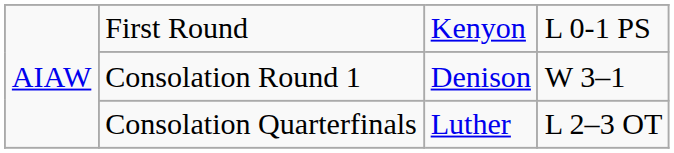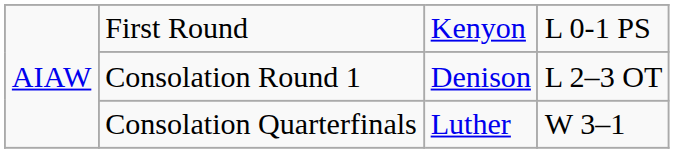(585, 76) W 3–1 -> (604, 76) L 2–3 OT
(604, 123) L 2–3 OT -> (585, 123) W 3–1
